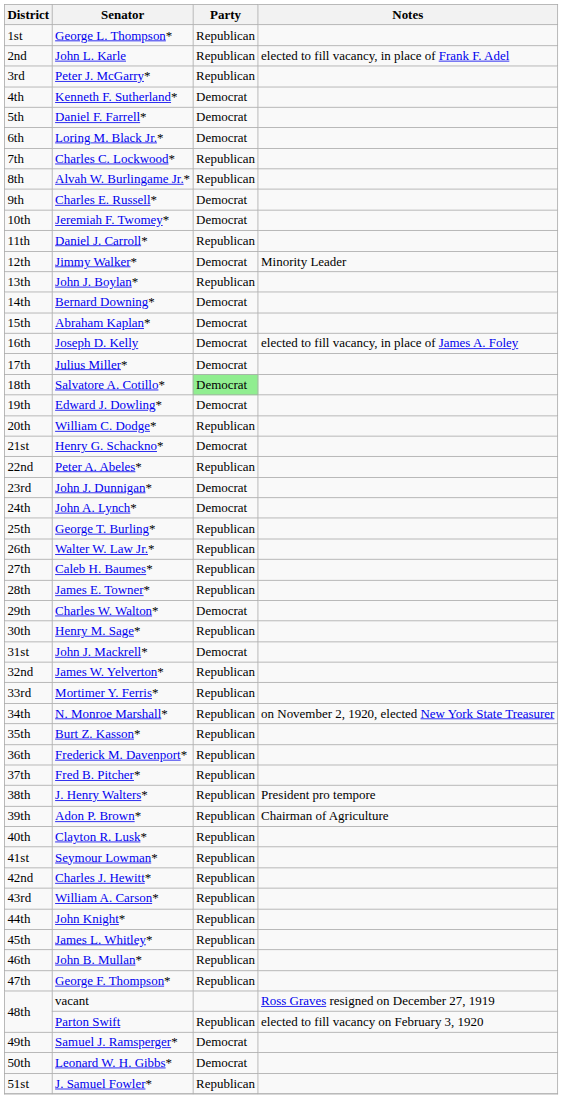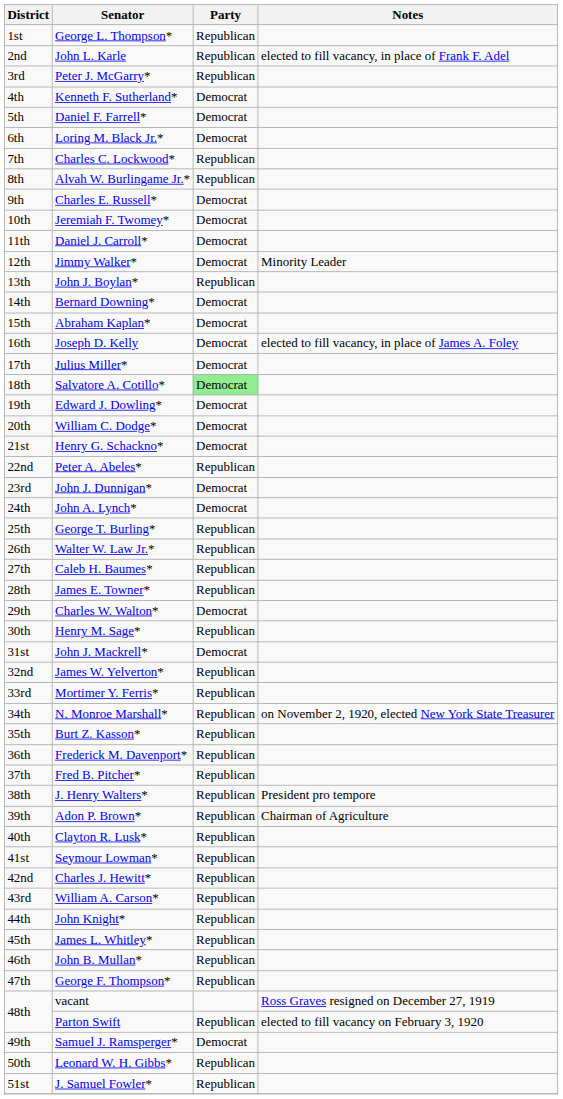(226, 240) Republican -> (222, 240) Democrat
(226, 425) Republican -> (222, 425) Democrat
(222, 1063) Democrat -> (226, 1063) Republican
